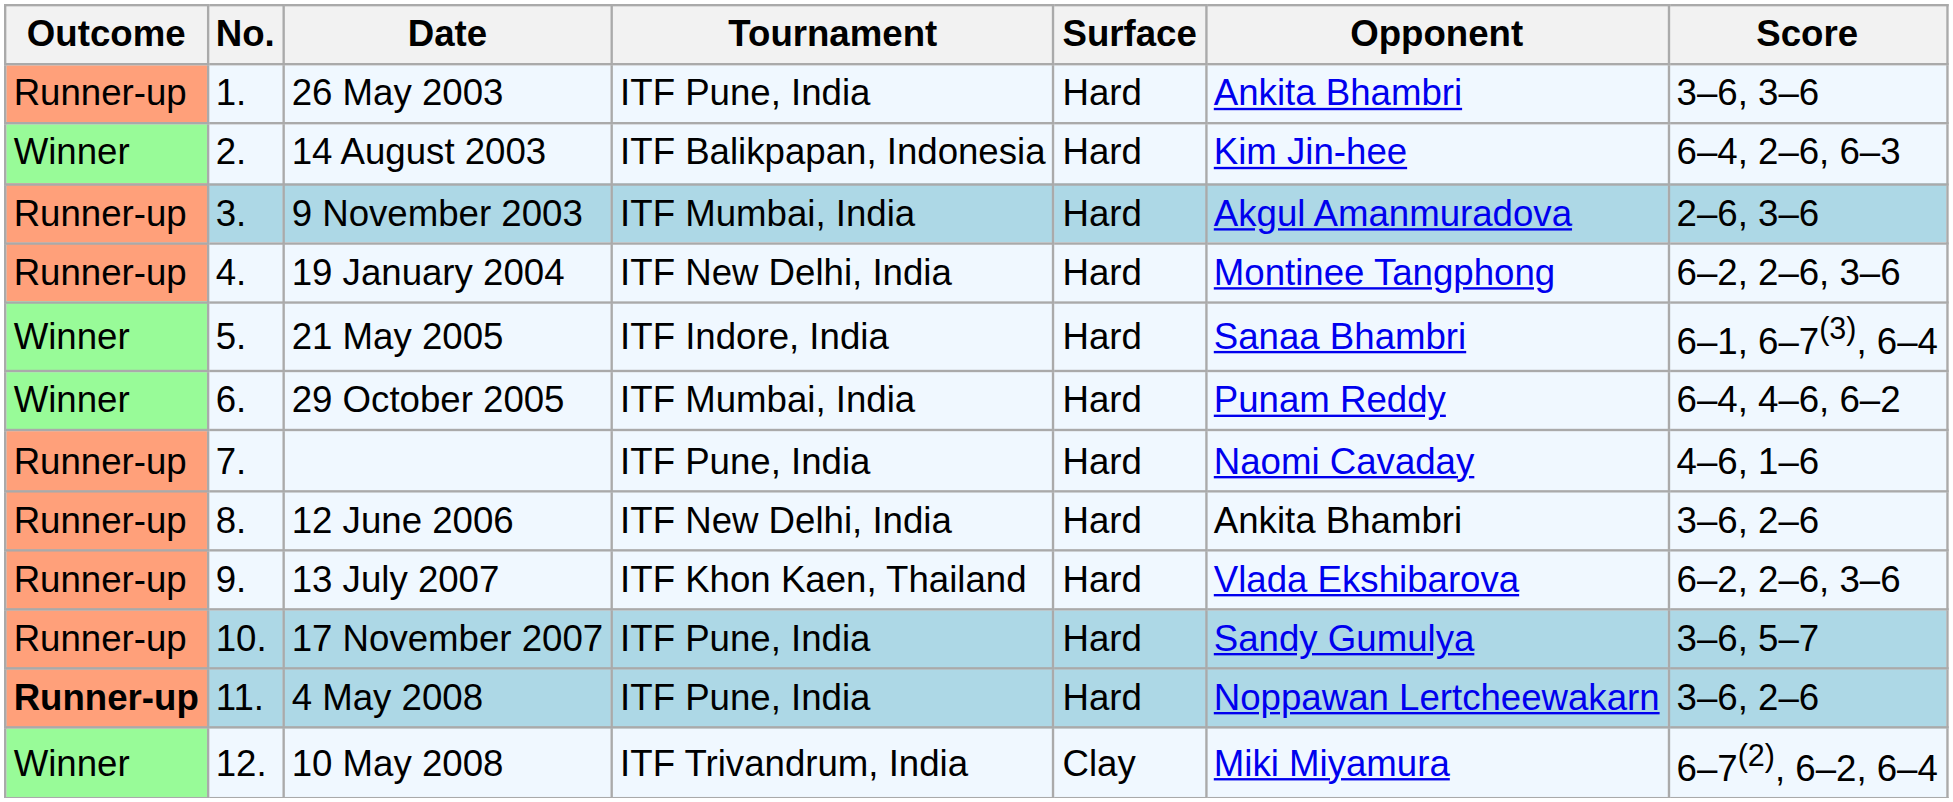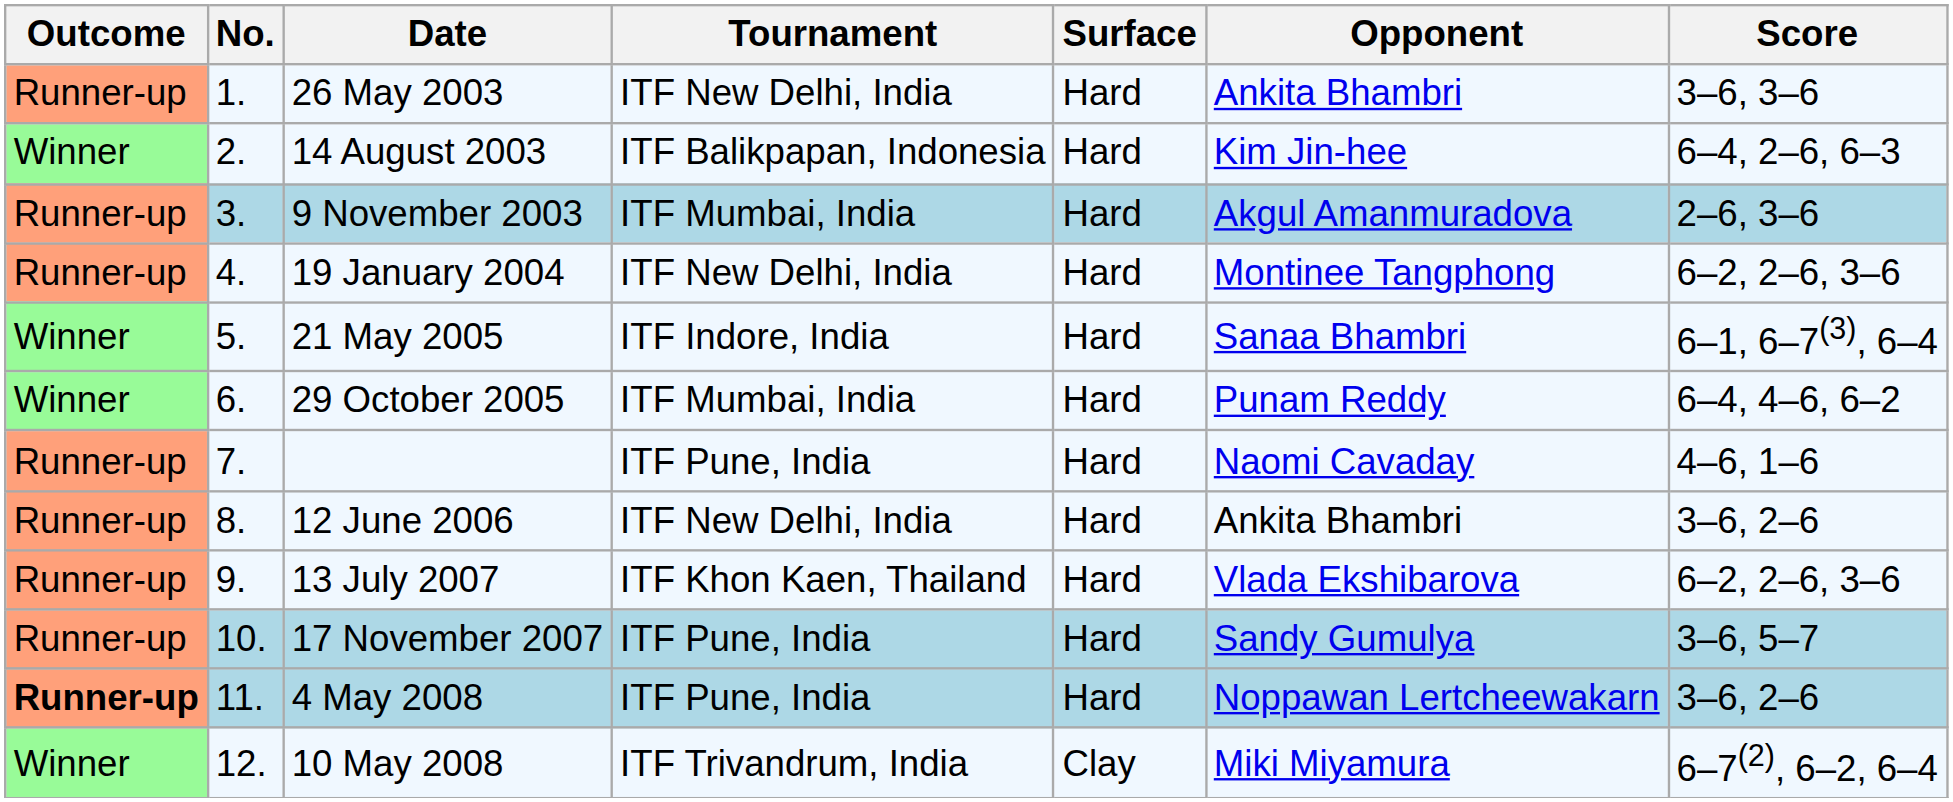(745, 93) ITF Pune, India -> (786, 93) ITF New Delhi, India
